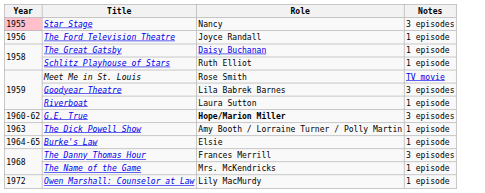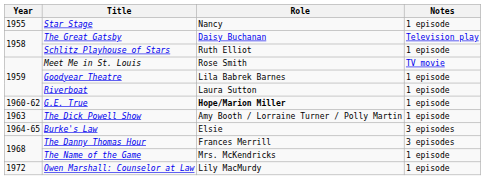(16, 24) pink background -> (16, 24) no background
(430, 24) 3 episodes -> (428, 24) 1 episode
- row: (110, 37)
(428, 50) 1 episode -> (442, 37) Television play
(430, 90) 3 episodes -> (428, 77) 1 episode
(430, 116) 3 episodes -> (428, 103) 1 episode
(428, 142) 1 episode -> (430, 129) 3 episodes
